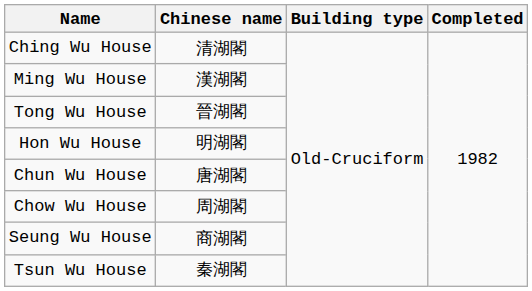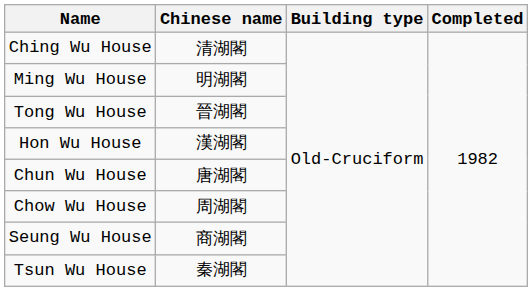(221, 81) 漢湖閣 -> (221, 81) 明湖閣
(221, 144) 明湖閣 -> (221, 144) 漢湖閣
